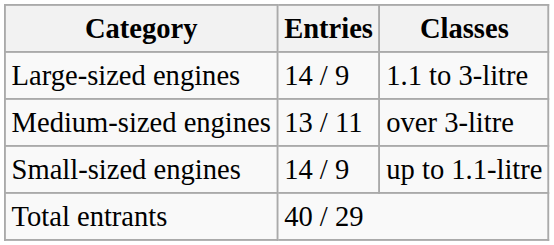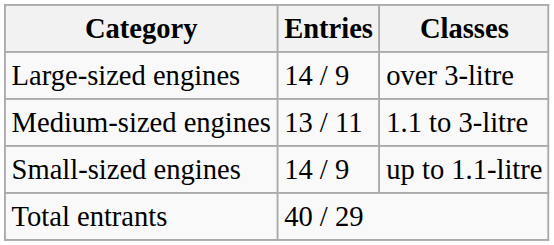(457, 75) 1.1 to 3-litre -> (450, 75) over 3-litre
(450, 122) over 3-litre -> (457, 122) 1.1 to 3-litre
